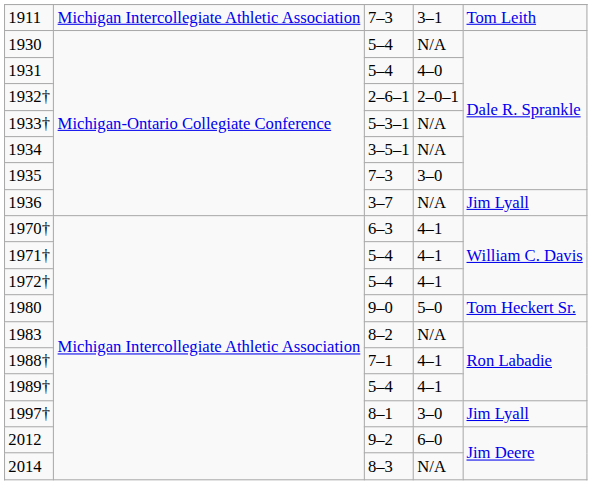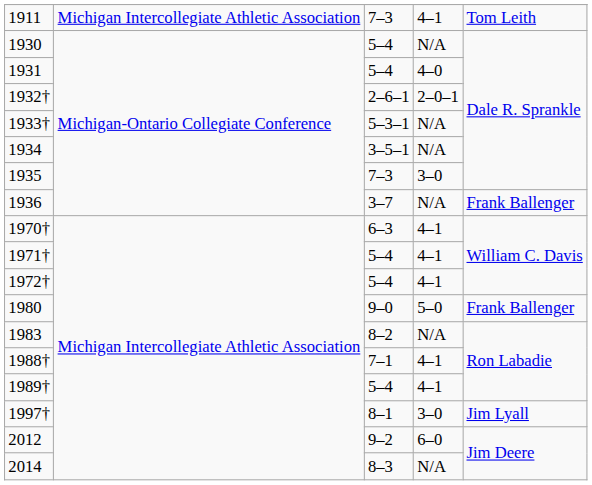(430, 17) 3–1 -> (430, 17) 4–1
(498, 202) Jim Lyall -> (520, 202) Frank Ballenger
(521, 307) Tom Heckert Sr. -> (520, 307) Frank Ballenger
